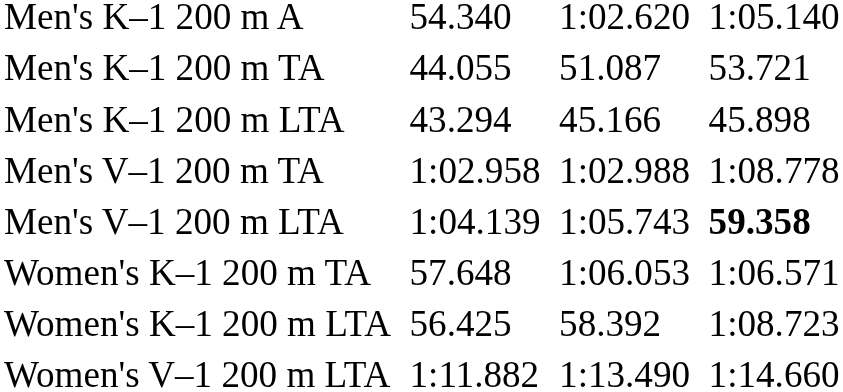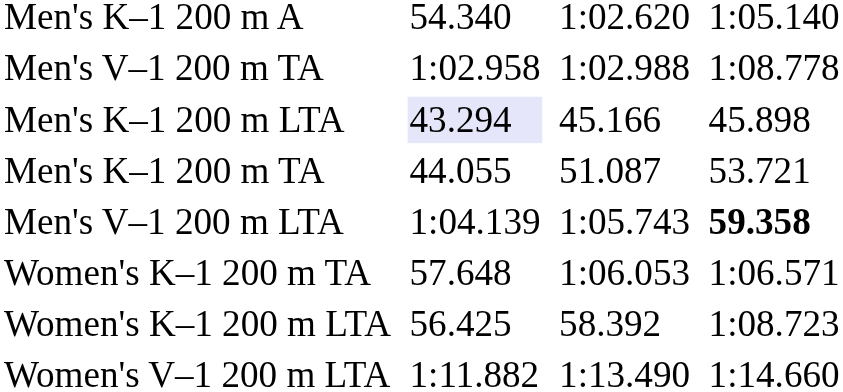rows swapped: (164, 68) <-> (164, 170)
(461, 119) no background -> (461, 119) lavender background
